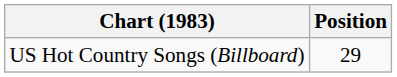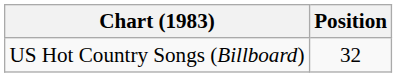(351, 54) 29 -> (351, 54) 32
